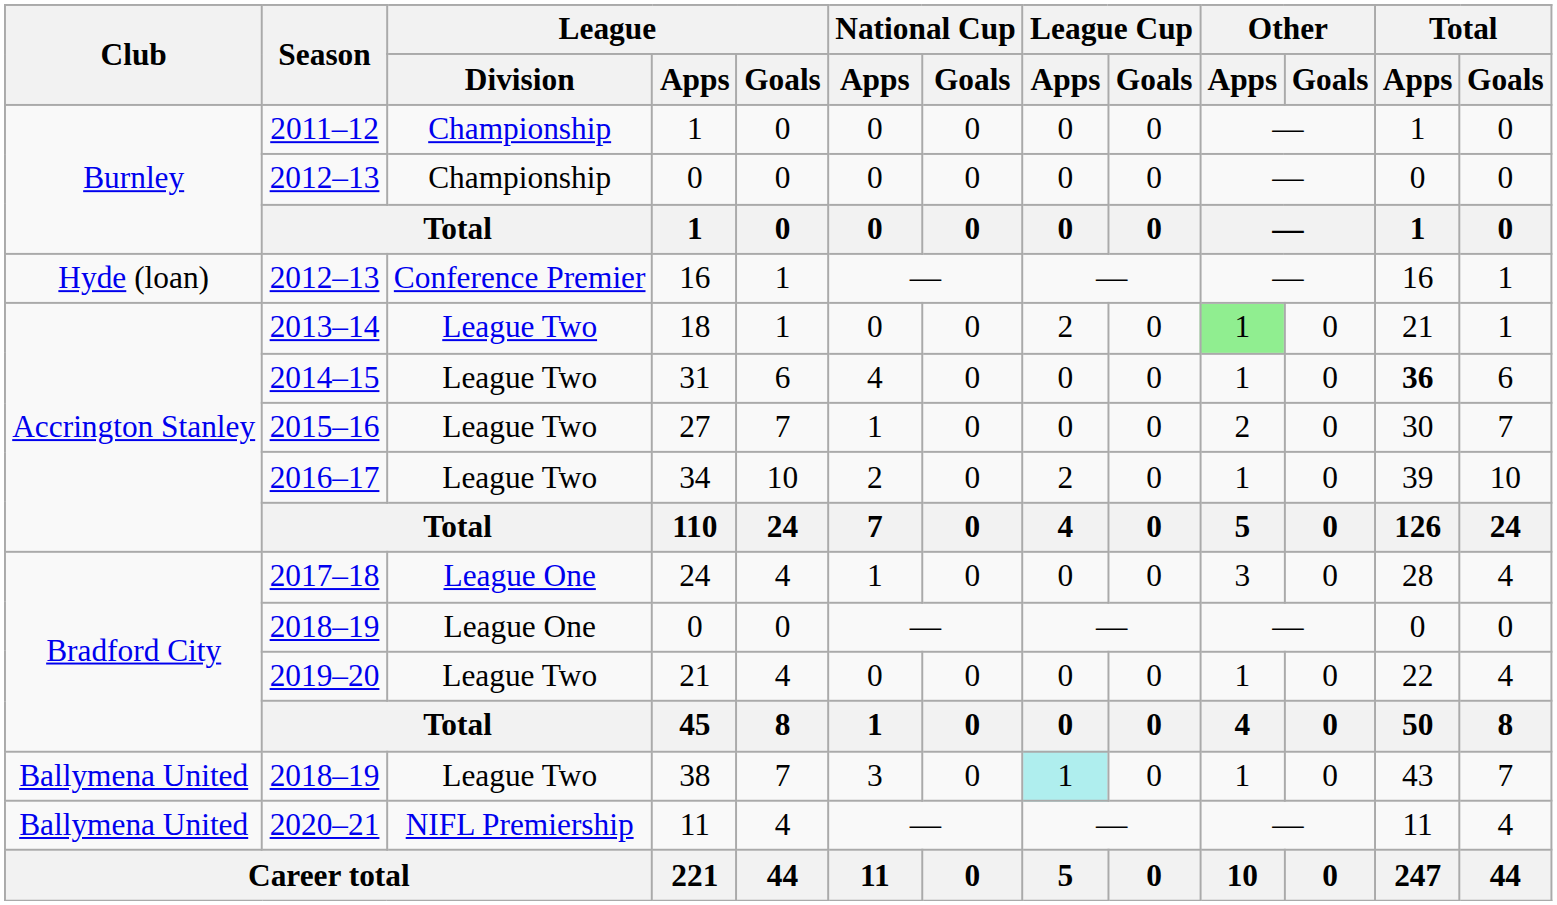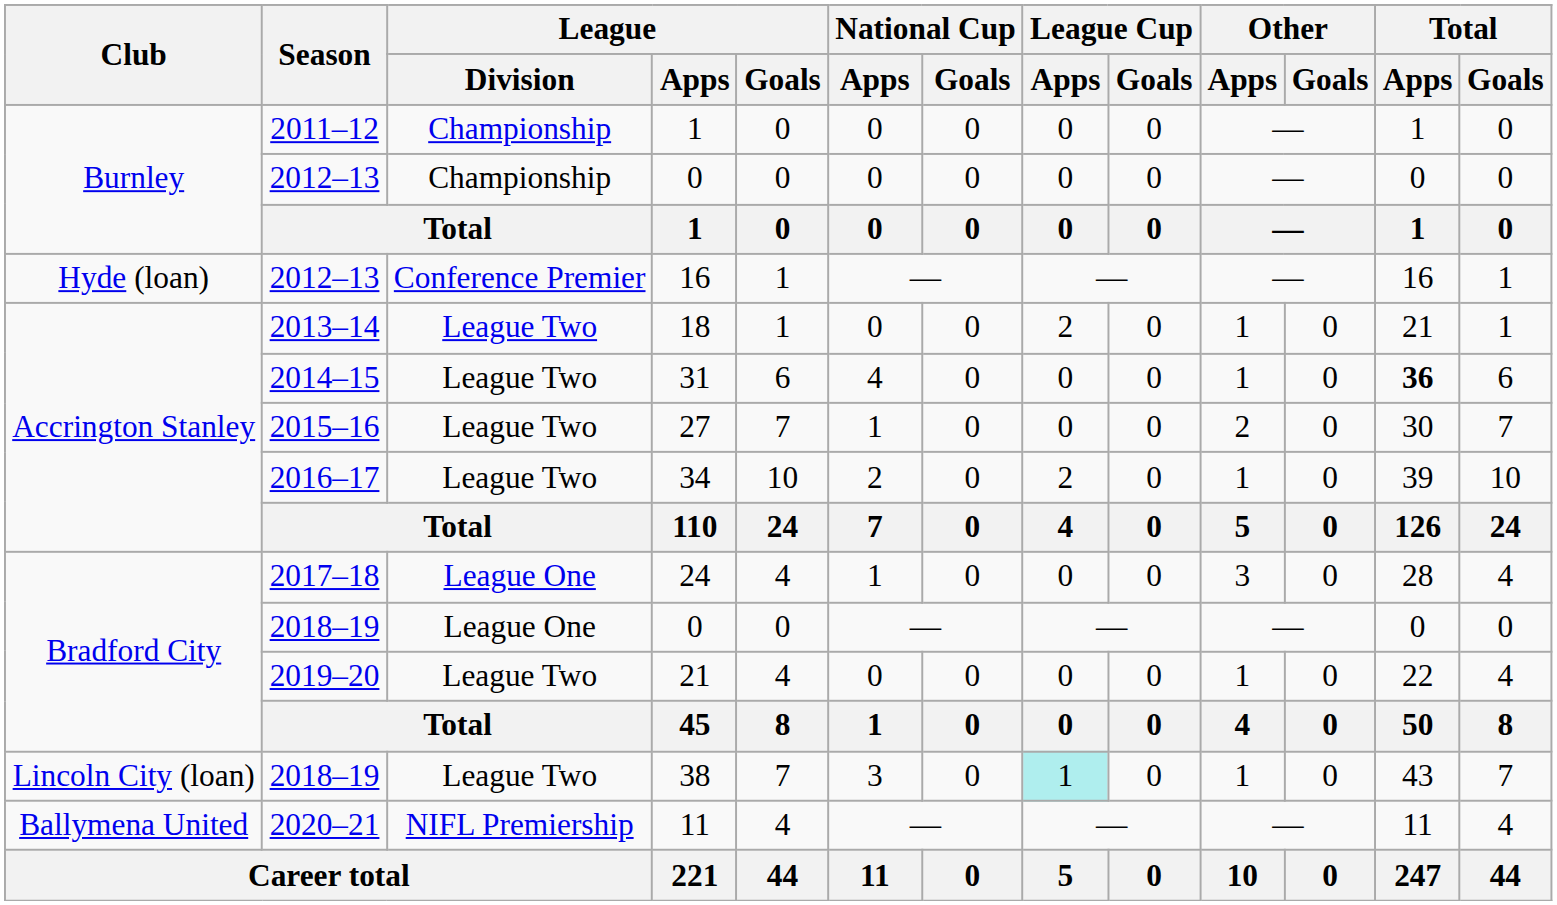(1242, 327) lightgreen background -> (1242, 327) no background
(134, 775) Ballymena United -> (134, 775) Lincoln City (loan)
